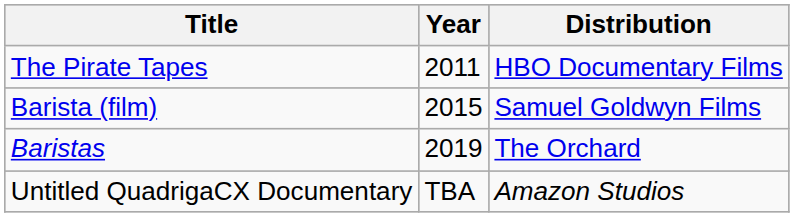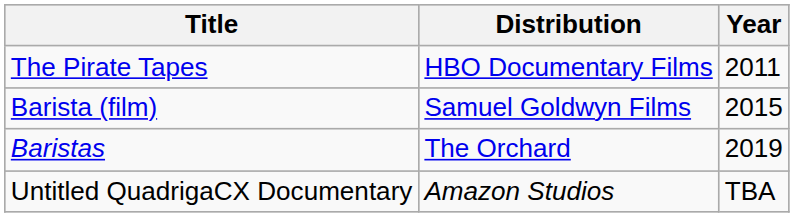columns swapped: (453, 25) <-> (639, 25)
